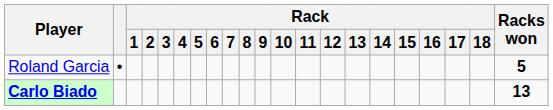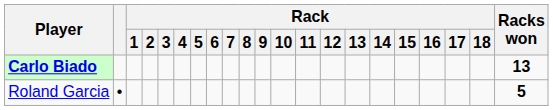rows swapped: (53, 92) <-> (59, 67)
